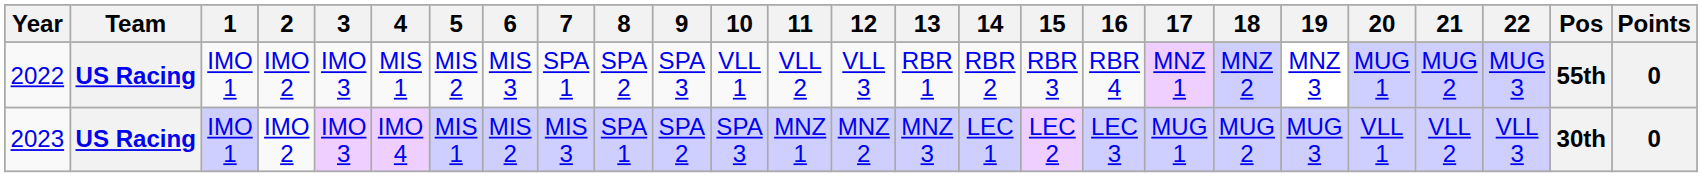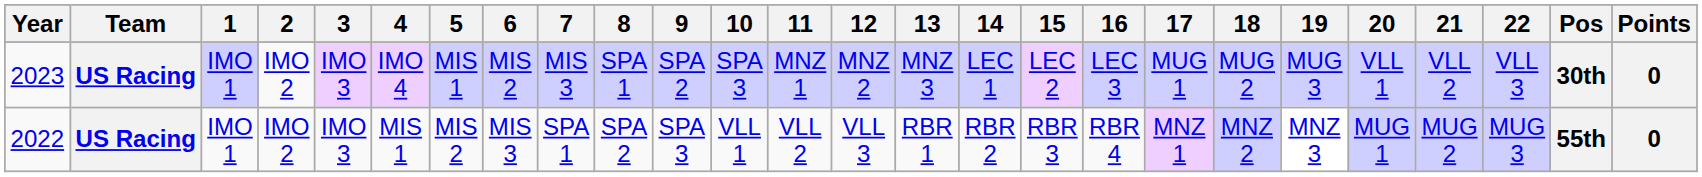rows swapped: (37, 75) <-> (37, 139)
